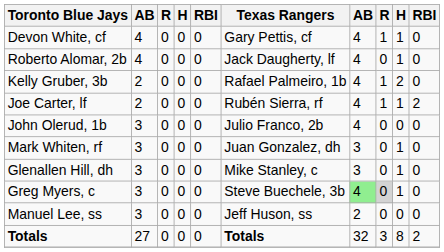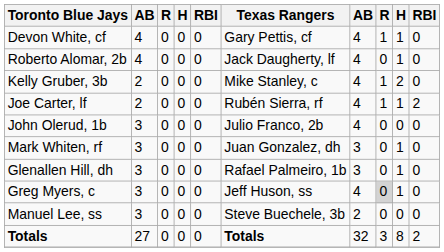(285, 81) Rafael Palmeiro, 1b -> (271, 81) Mike Stanley, c
(271, 170) Mike Stanley, c -> (285, 170) Rafael Palmeiro, 1b
(285, 192) Steve Buechele, 3b -> (268, 192) Jeff Huson, ss
(357, 192) lightgreen background -> (357, 192) no background
(268, 214) Jeff Huson, ss -> (285, 214) Steve Buechele, 3b
